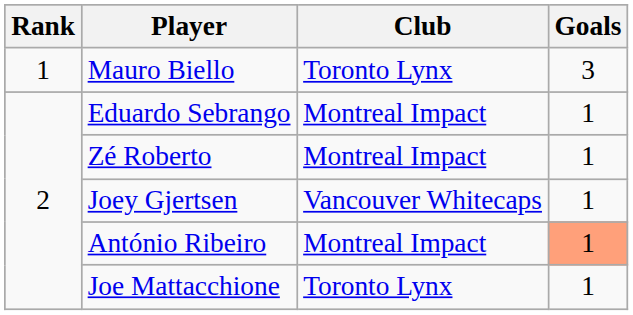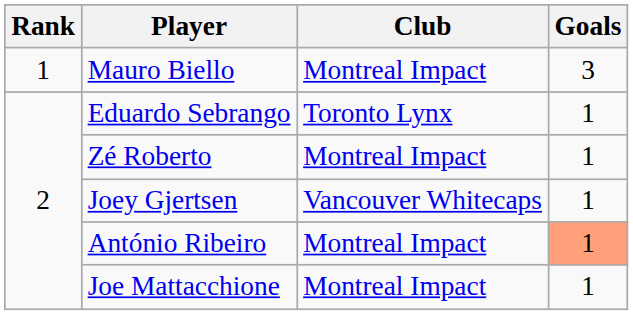(378, 69) Toronto Lynx -> (395, 69) Montreal Impact
(395, 112) Montreal Impact -> (378, 112) Toronto Lynx
(378, 286) Toronto Lynx -> (395, 286) Montreal Impact
